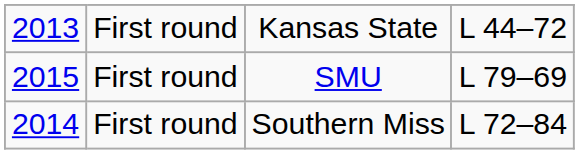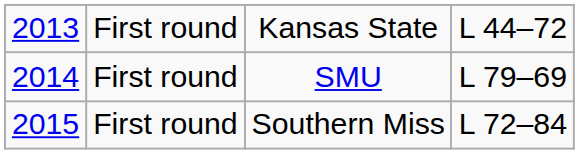(46, 76) 2015 -> (46, 76) 2014
(46, 124) 2014 -> (46, 124) 2015
